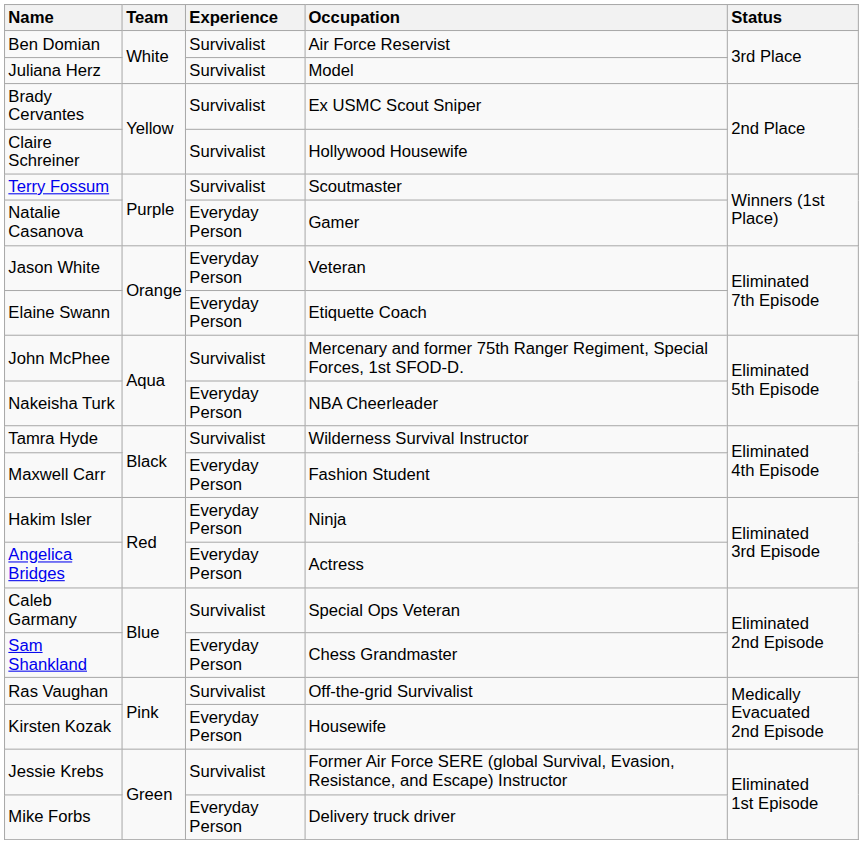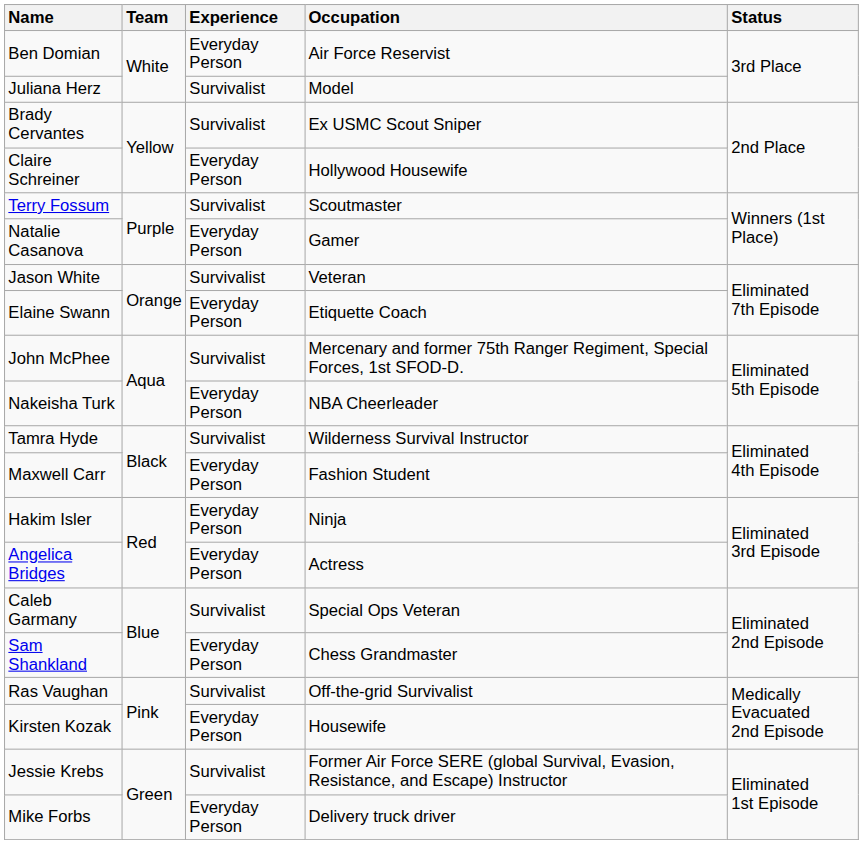(227, 44) Survivalist -> (224, 53) Everyday Person
(227, 151) Survivalist -> (224, 170) Everyday Person
(224, 267) Everyday Person -> (227, 277) Survivalist
